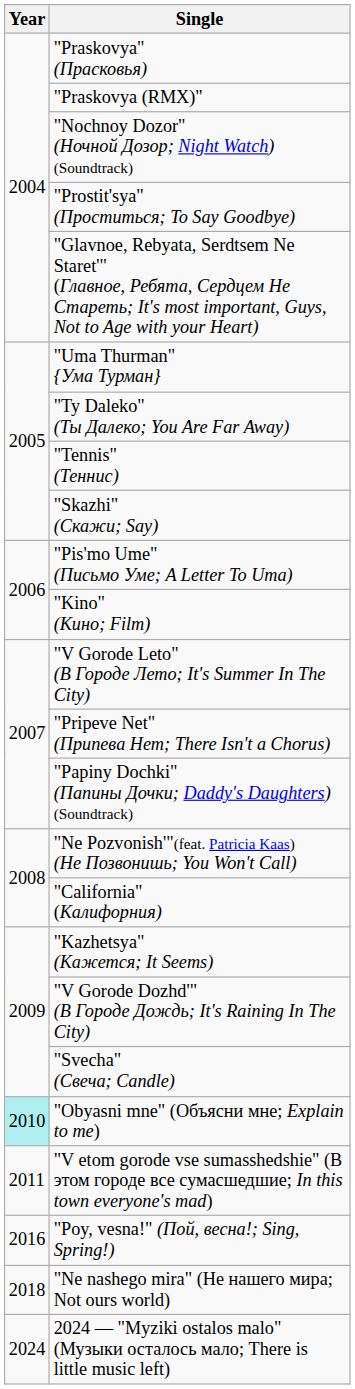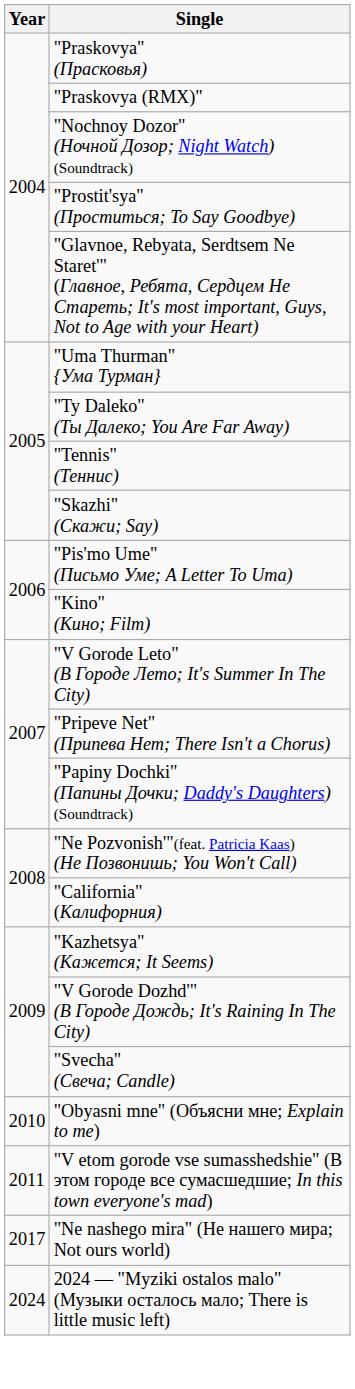(27, 1120) paleturquoise background -> (27, 1120) no background
- row: (177, 1240)
(27, 1289) 2018 -> (27, 1240) 2017
